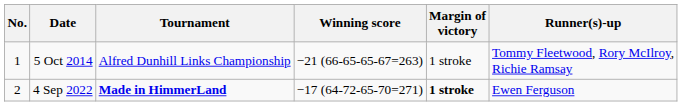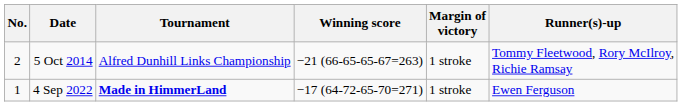(17, 60) 1 -> (17, 60) 2
(17, 90) 2 -> (17, 90) 1
(451, 90) bold -> (450, 90) normal
